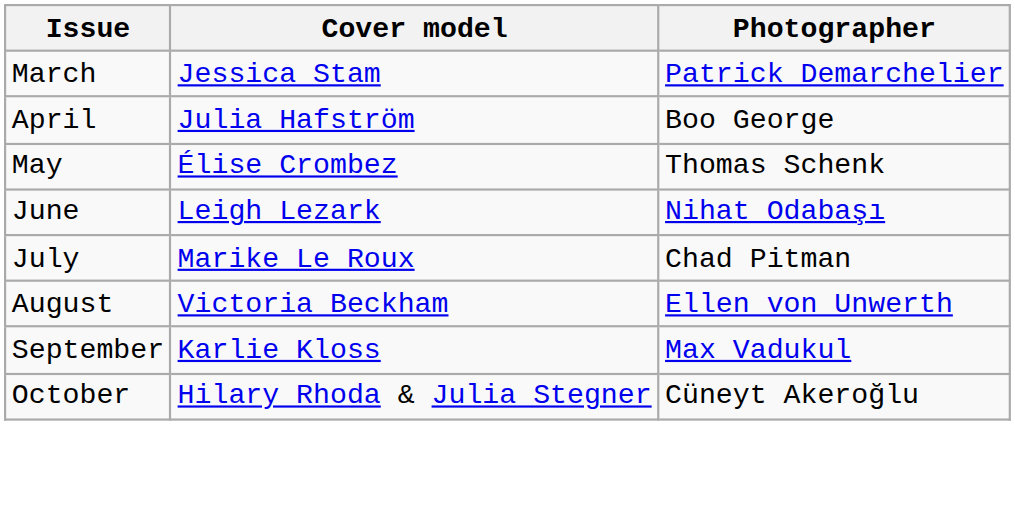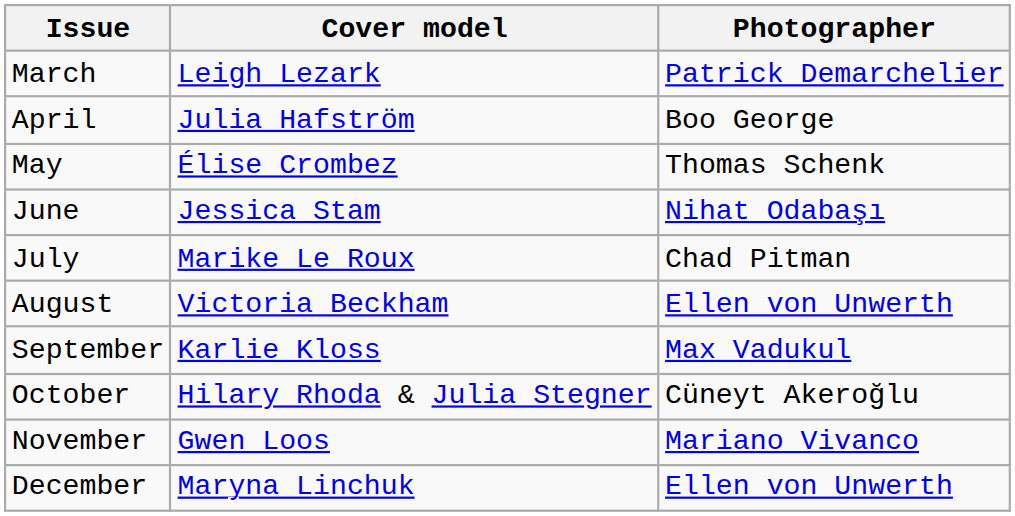(279, 74) Jessica Stam -> (279, 74) Leigh Lezark
(279, 212) Leigh Lezark -> (279, 212) Jessica Stam
+ row: (80, 442)
+ row: (80, 488)
